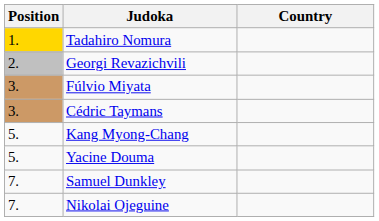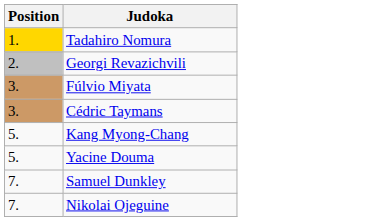- column: (305, 16)
